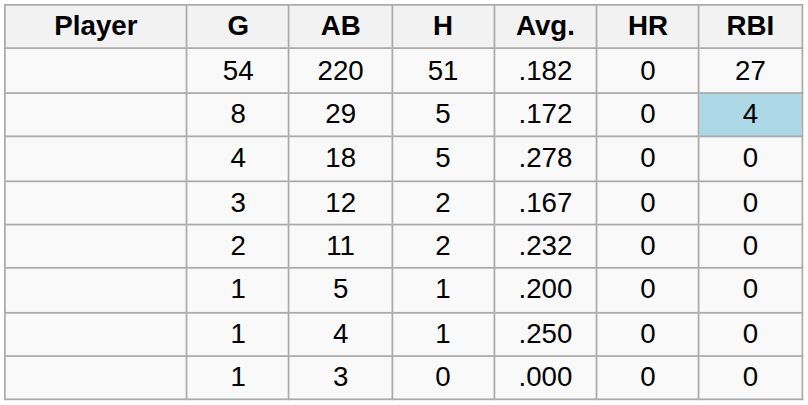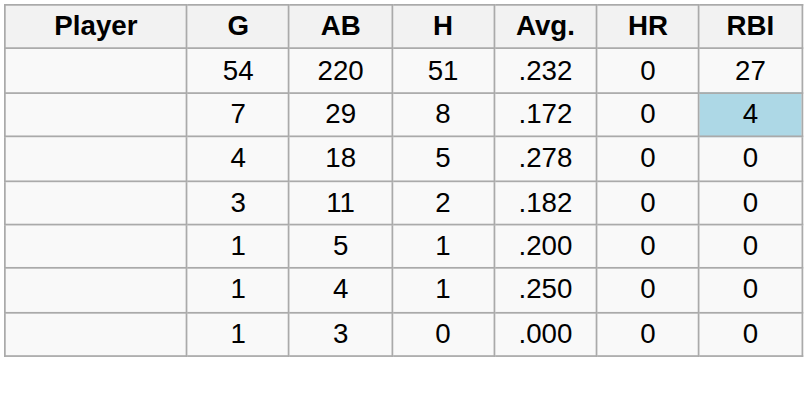(545, 70) .182 -> (545, 70) .232
(238, 114) 8 -> (238, 114) 7
(443, 114) 5 -> (443, 114) 8
- row: (341, 202)
(238, 245) 2 -> (238, 202) 3
(545, 245) .232 -> (545, 202) .182
